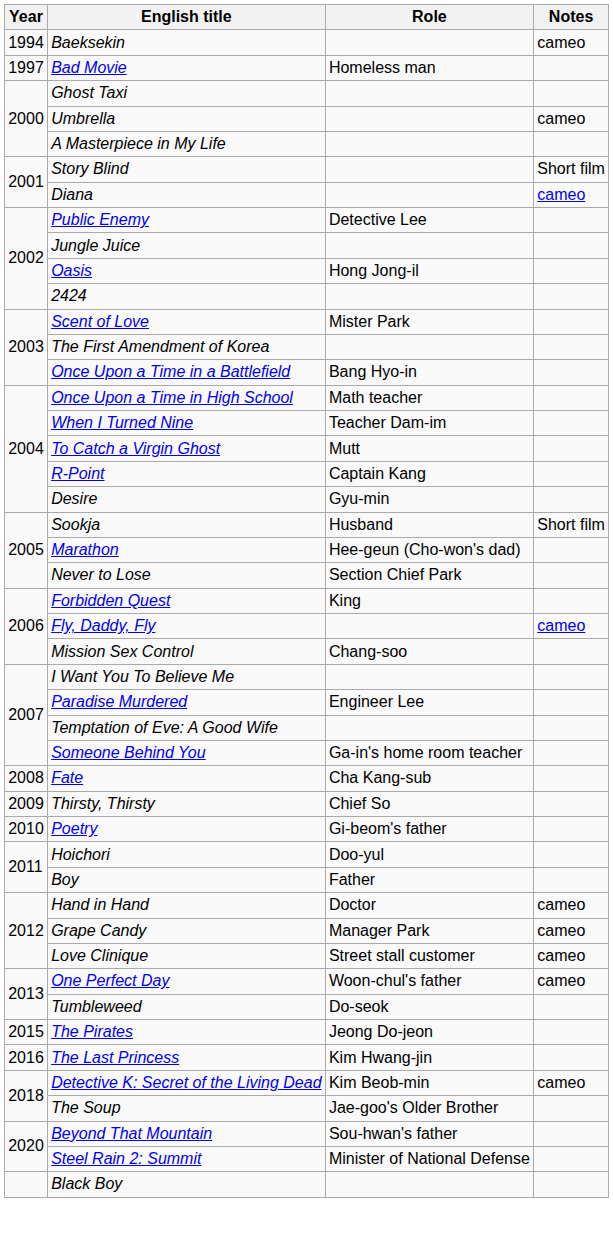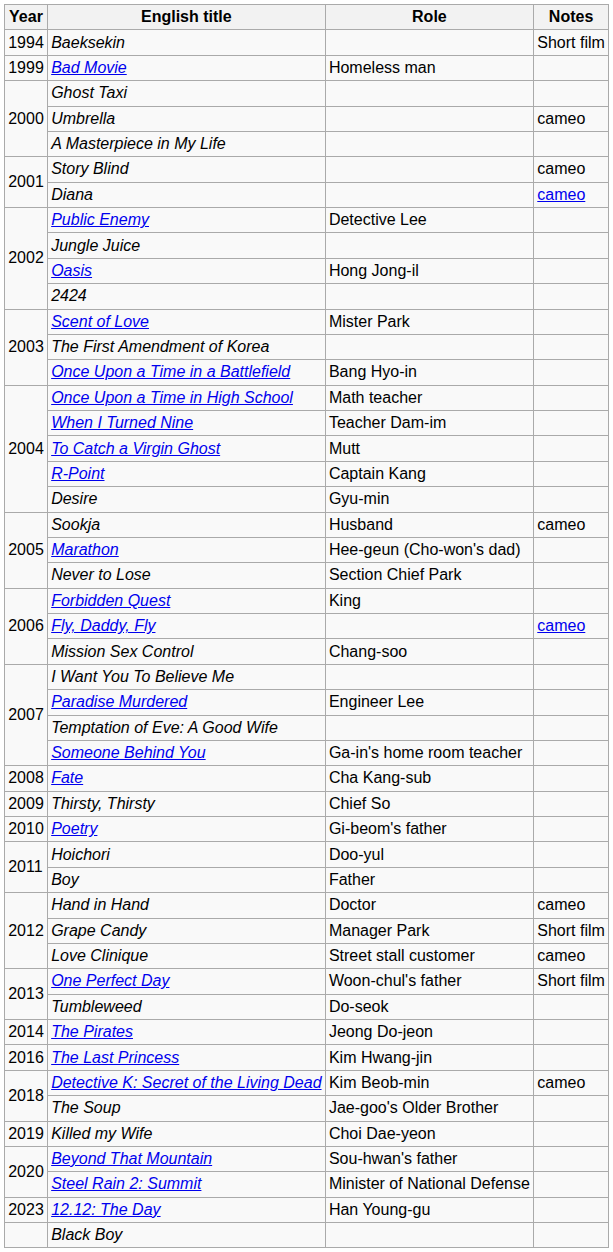(561, 42) cameo -> (571, 42) Short film
(26, 67) 1997 -> (26, 67) 1999
(571, 169) Short film -> (561, 169) cameo
(571, 524) Short film -> (561, 524) cameo
(561, 930) cameo -> (571, 930) Short film
(561, 981) cameo -> (571, 981) Short film
(26, 1032) 2015 -> (26, 1032) 2014
+ row: (102, 1133)
+ row: (106, 1209)
